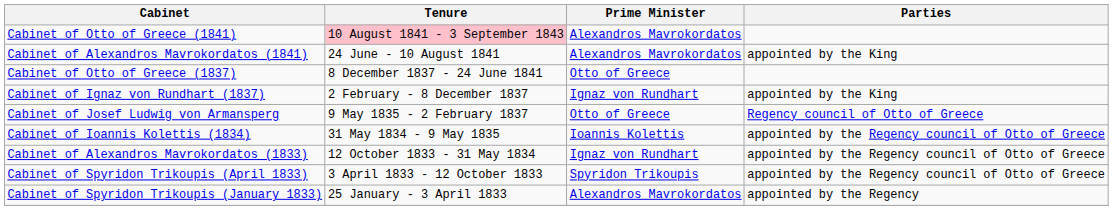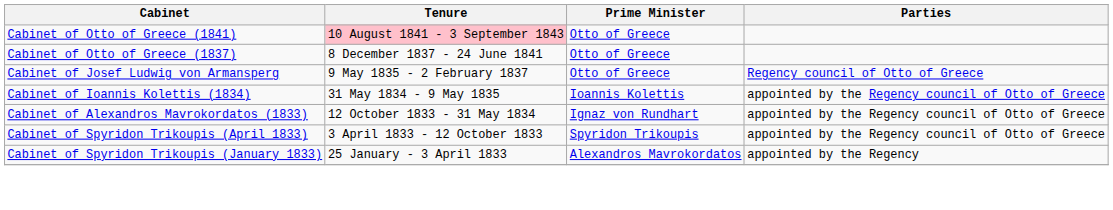(656, 34) Alexandros Mavrokordatos -> (620, 34) Otto of Greece
- row: (158, 54)
- row: (136, 94)
